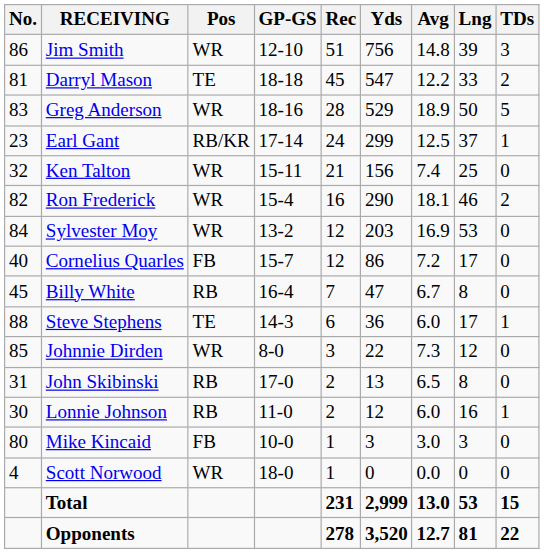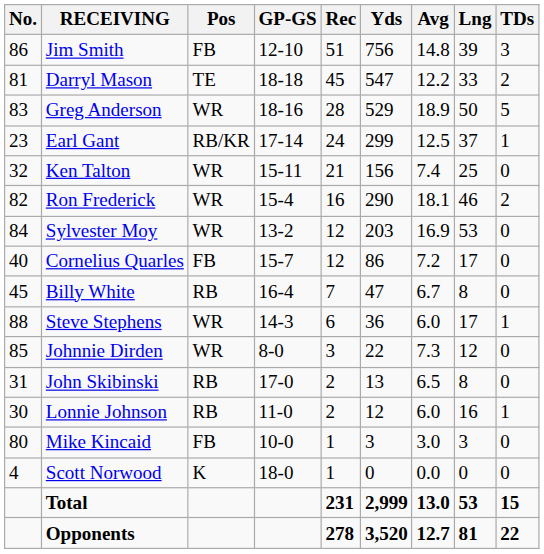(208, 49) WR -> (204, 49) FB
(204, 321) TE -> (208, 321) WR
(208, 472) WR -> (199, 472) K
